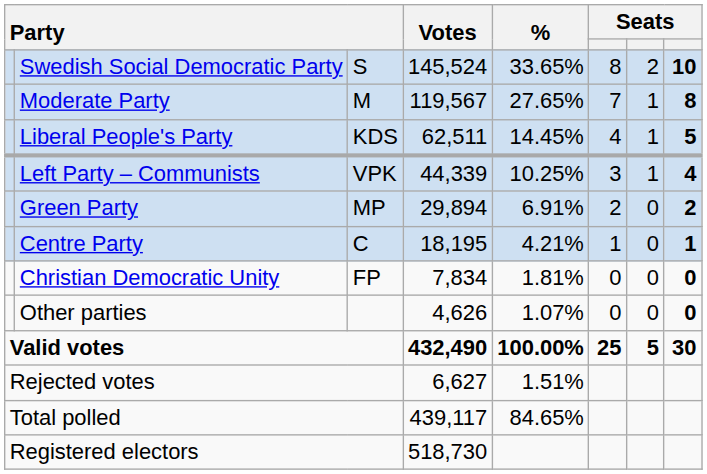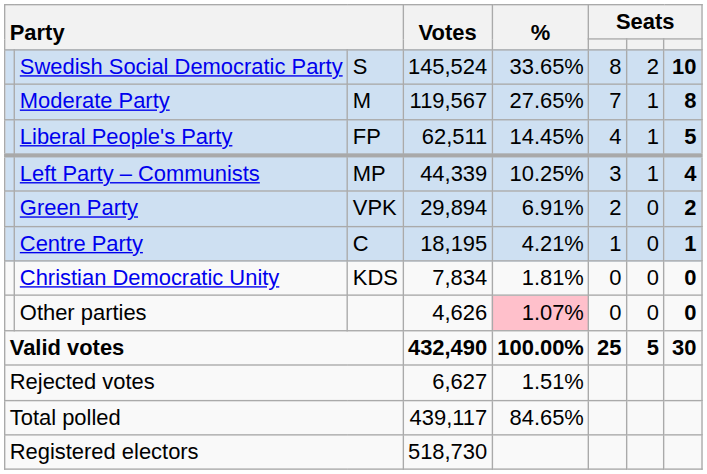(375, 136) KDS -> (367, 136) FP
(375, 173) VPK -> (369, 173) MP
(369, 208) MP -> (375, 208) VPK
(367, 278) FP -> (375, 278) KDS
(553, 312) no background -> (553, 312) pink background
